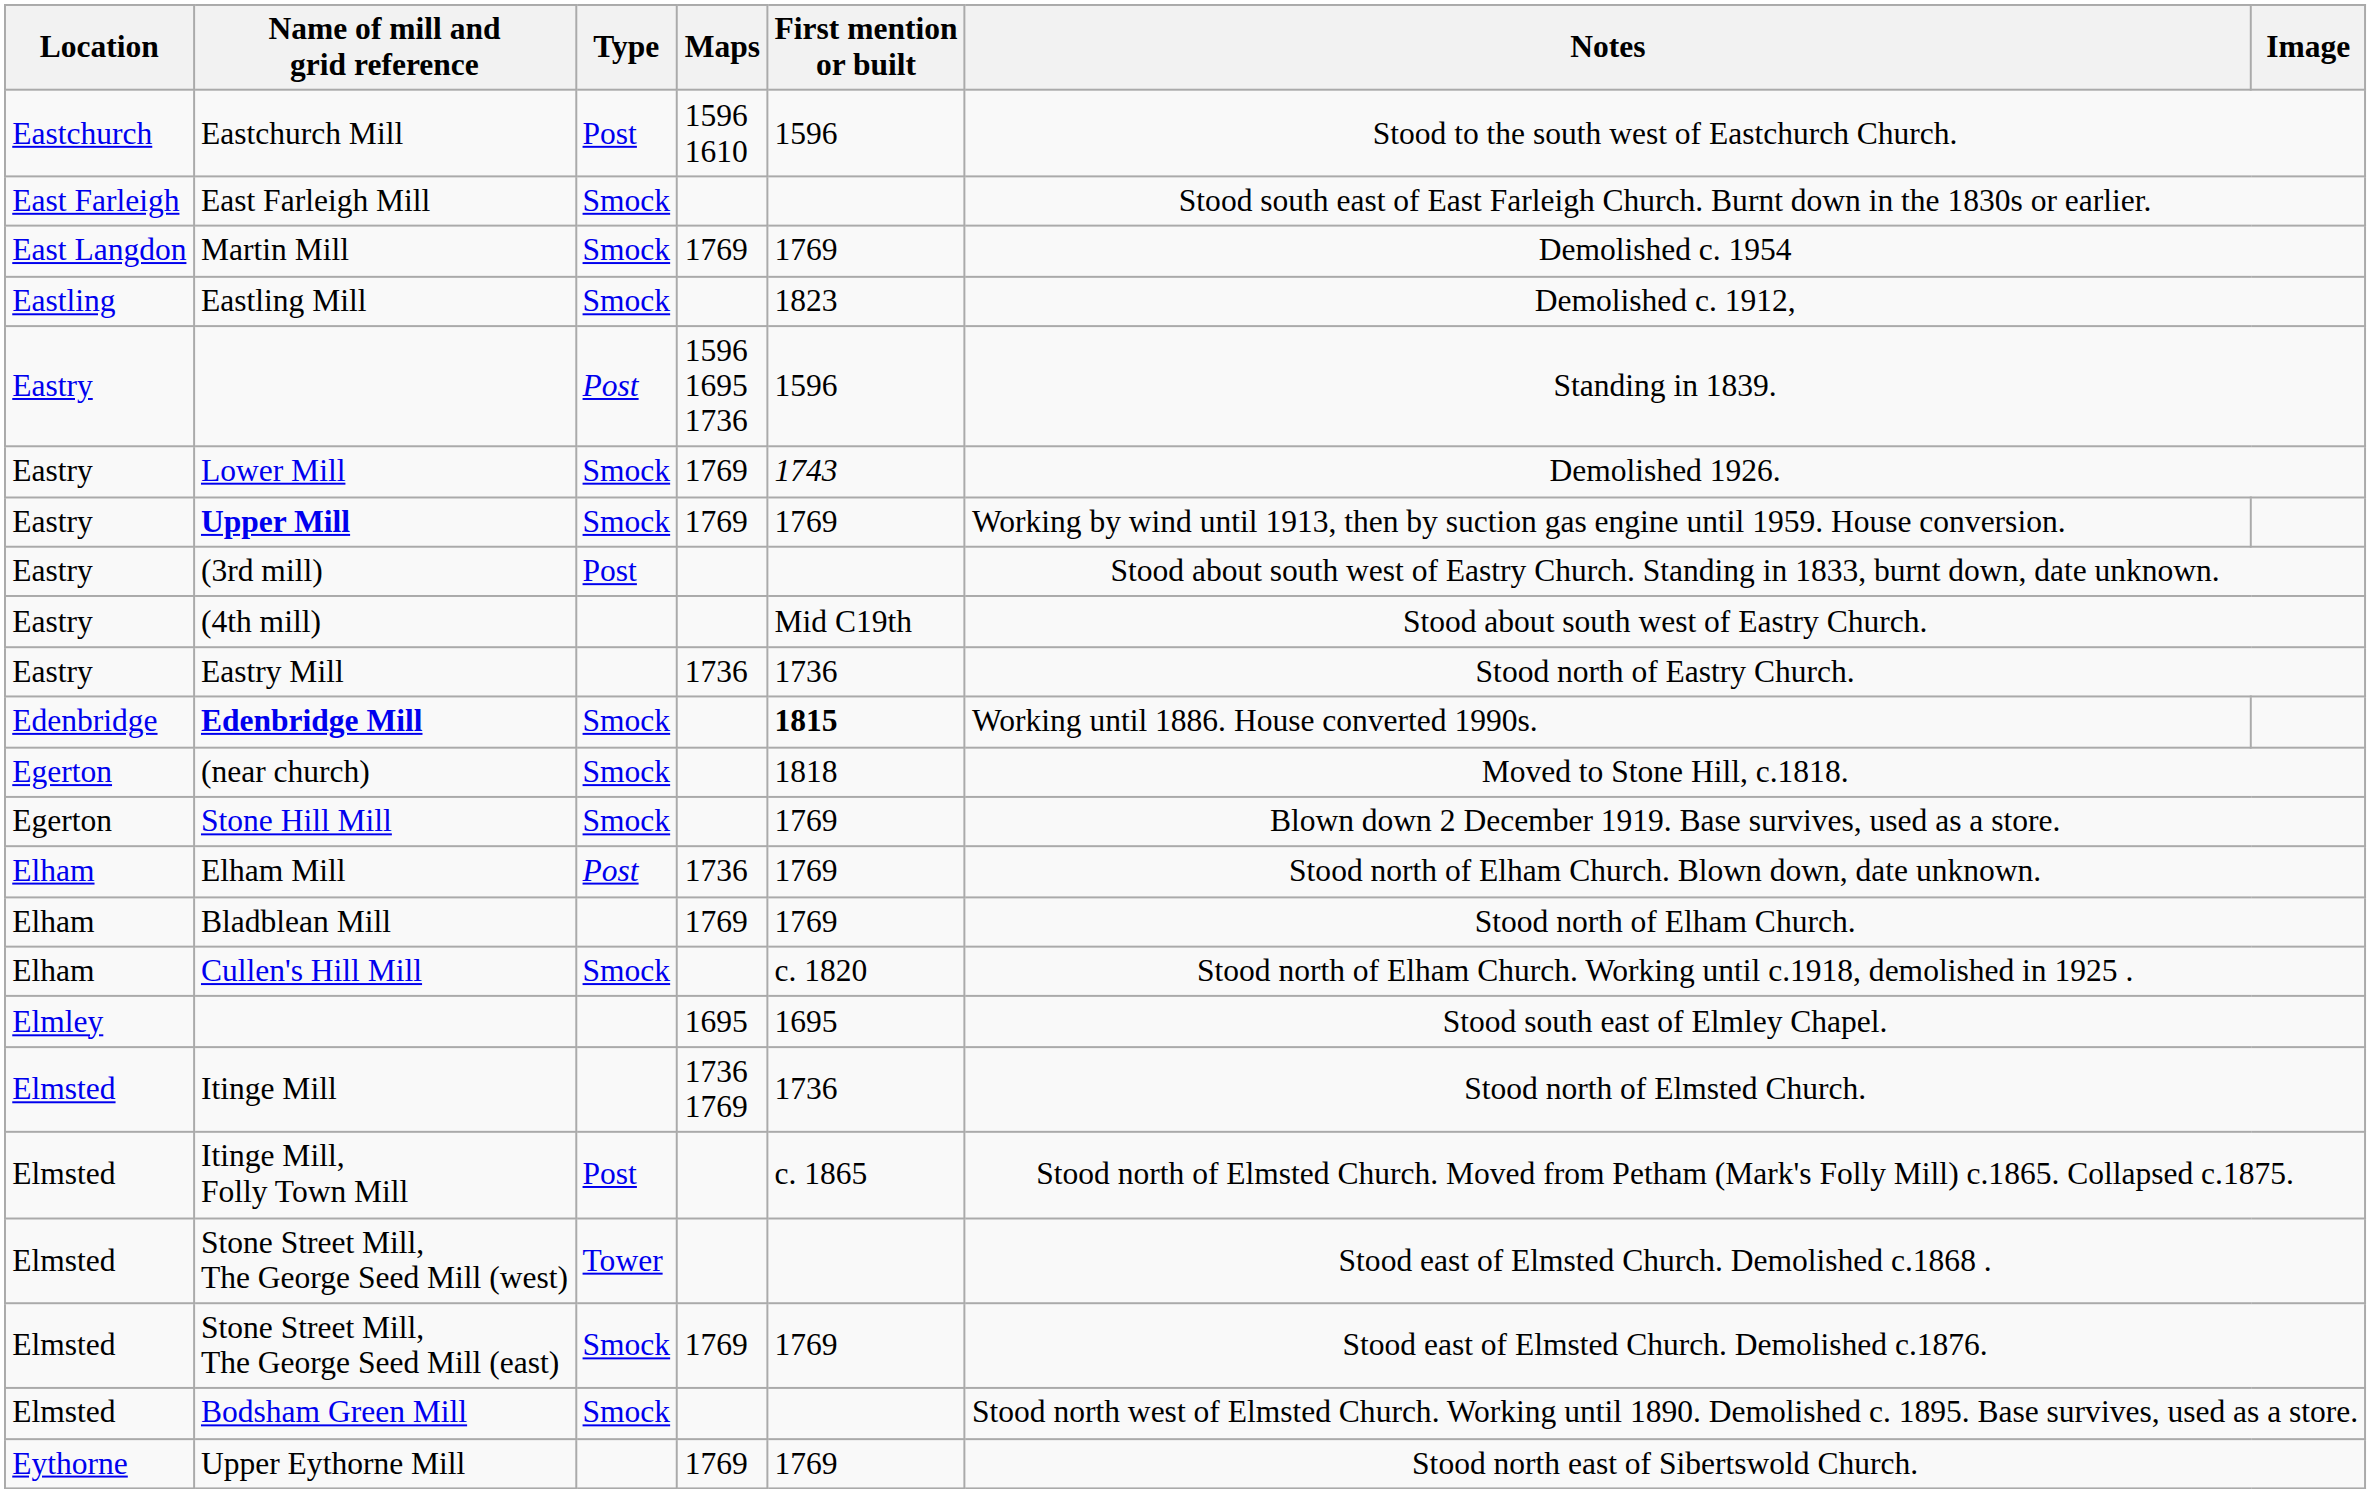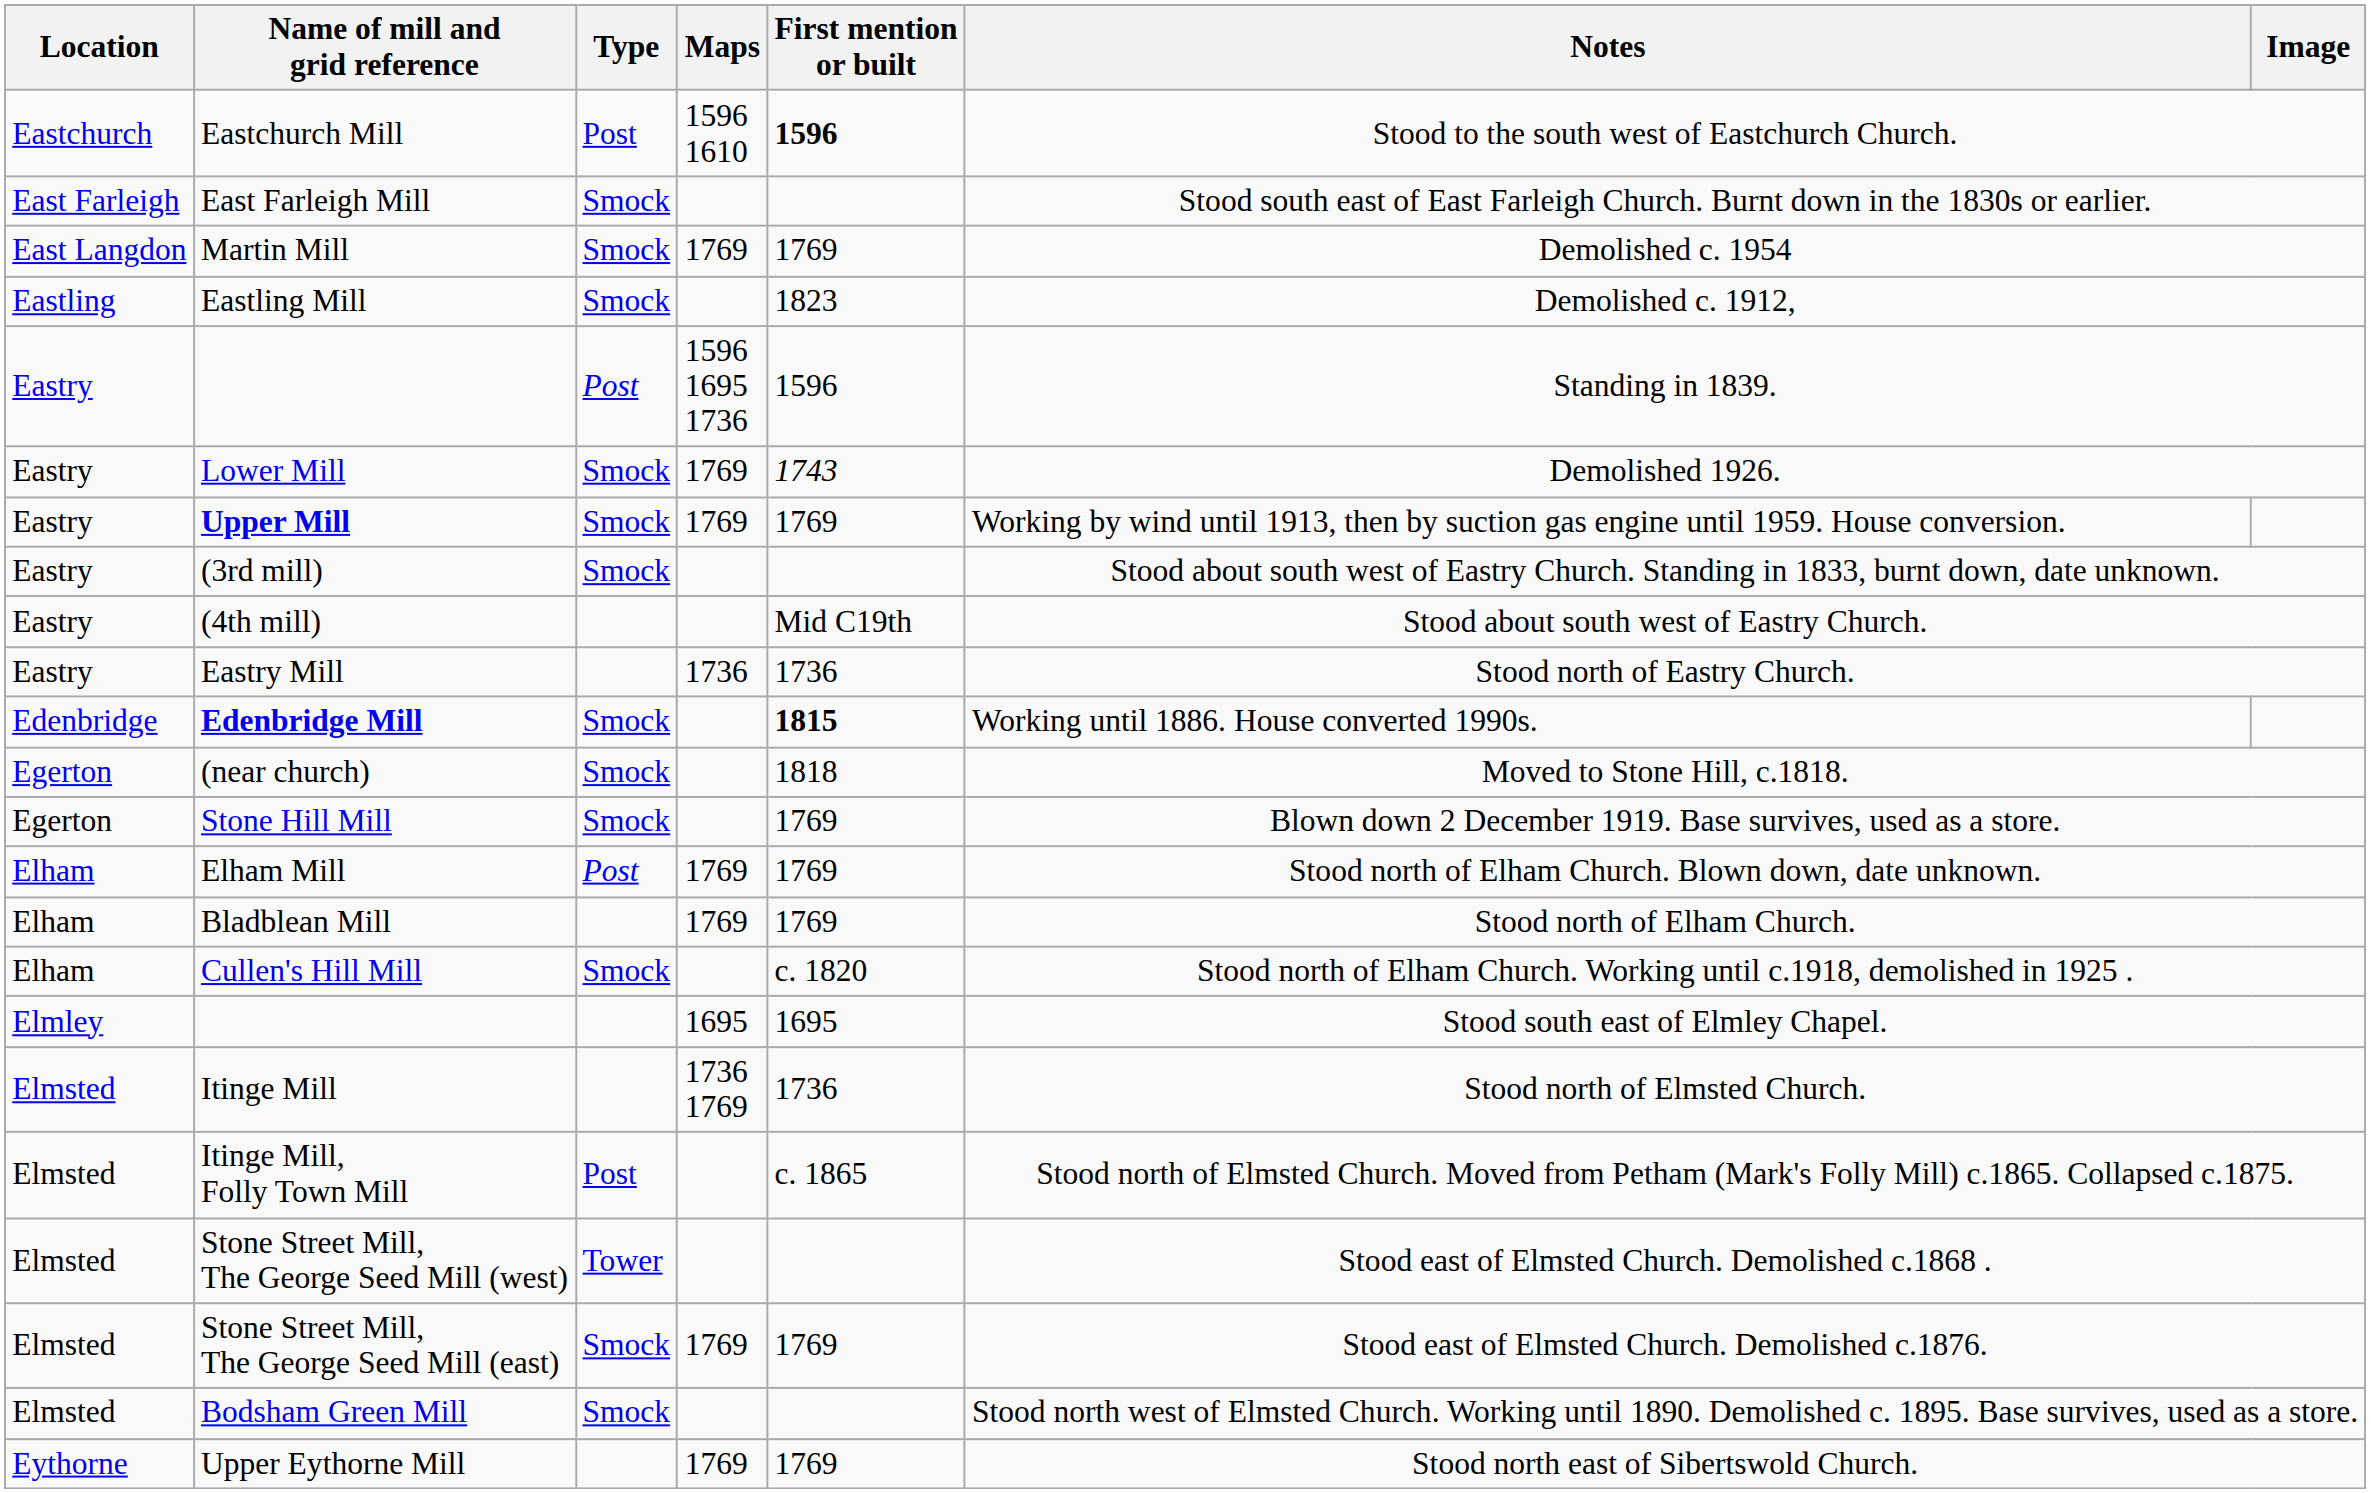(806, 132) normal -> (806, 132) bold
(610, 571) Post -> (626, 571) Smock
(716, 871) 1736 -> (716, 871) 1769
